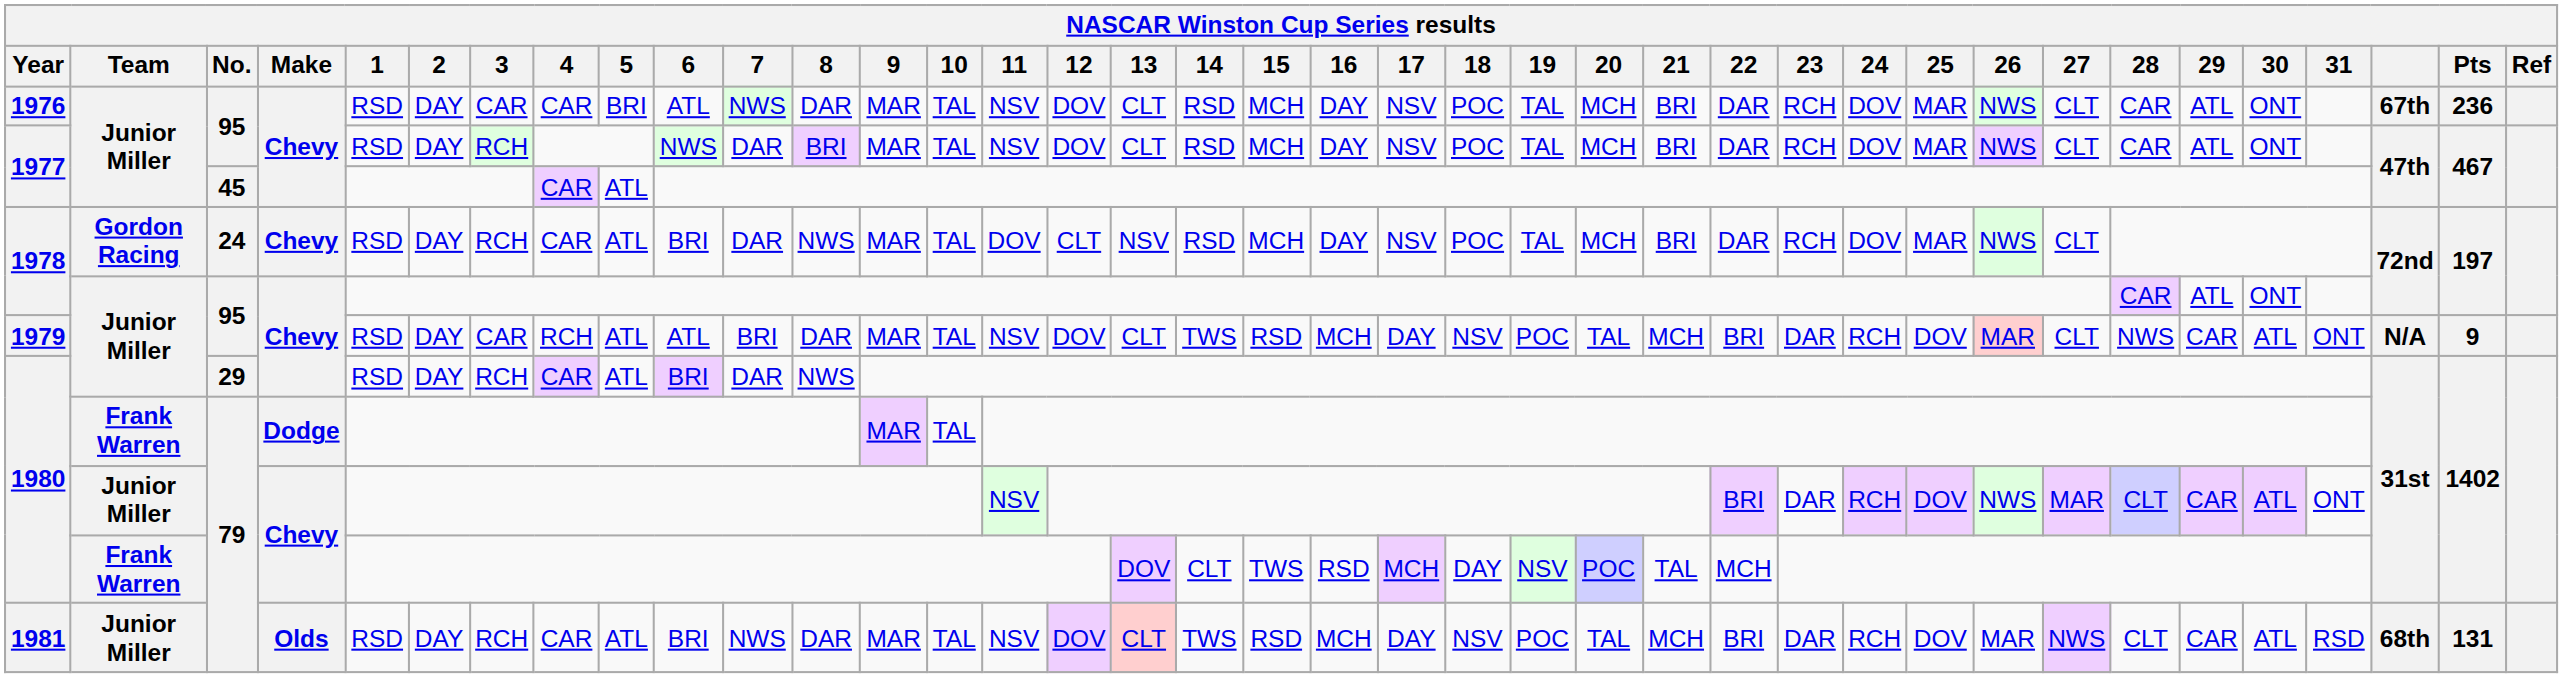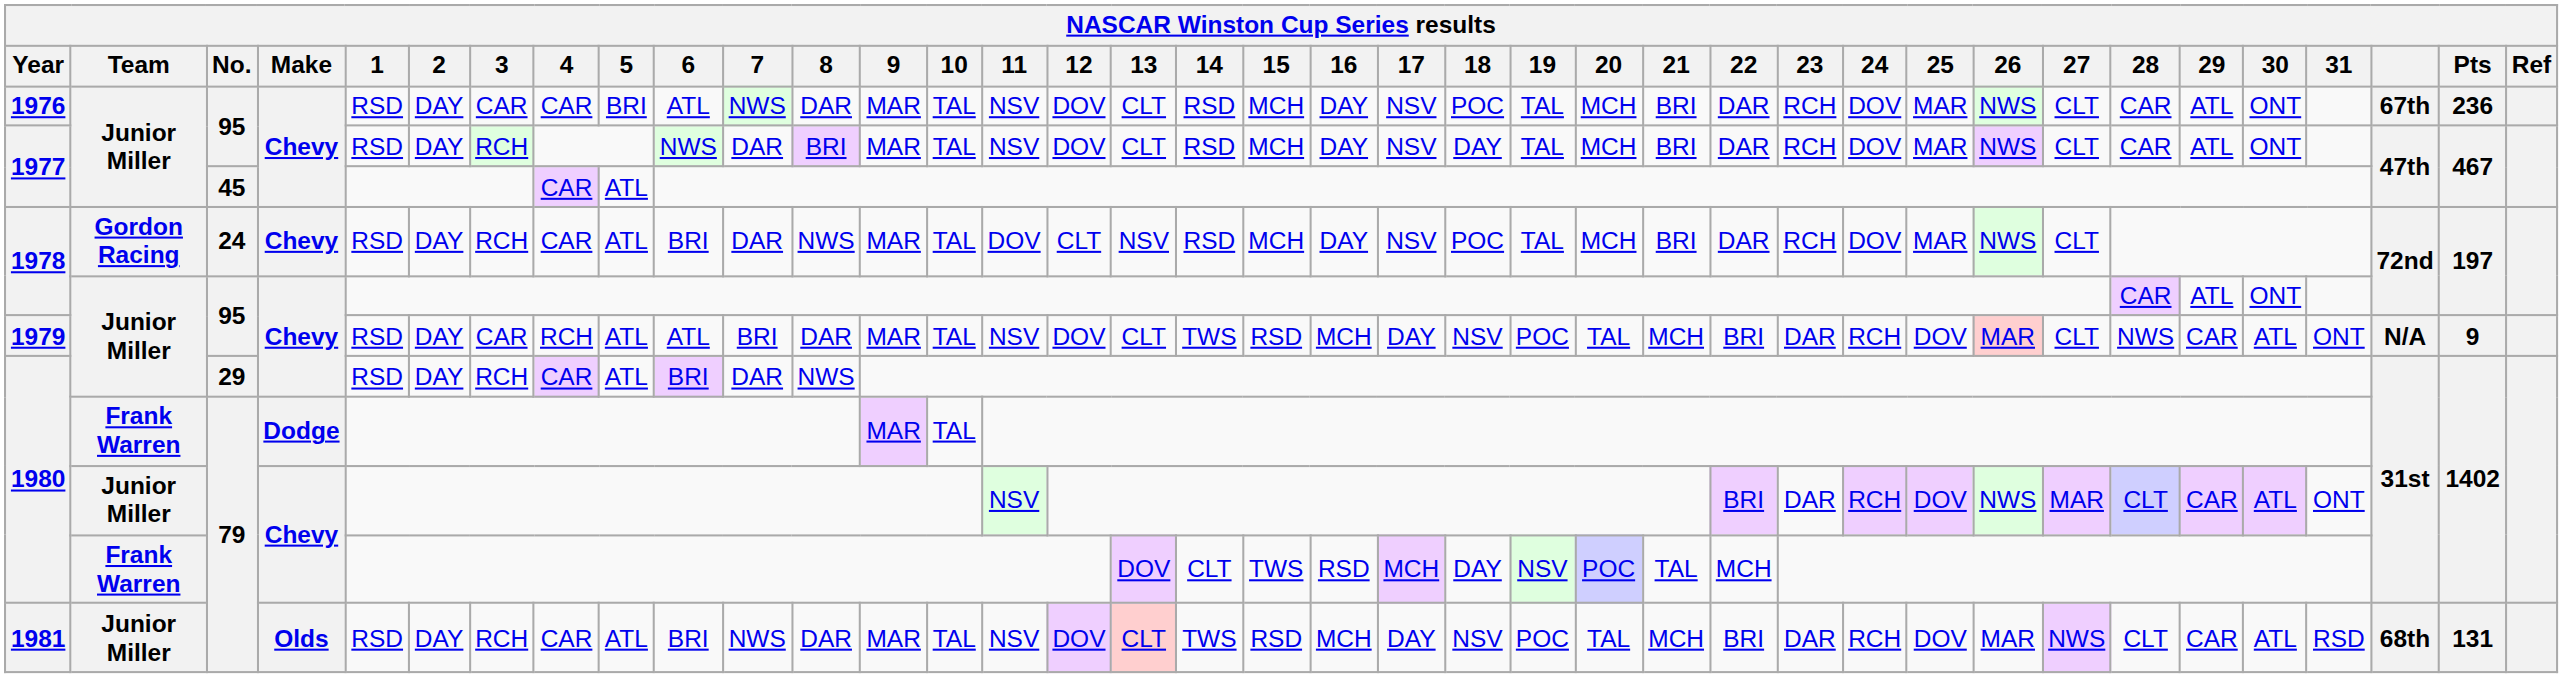(1478, 146) POC -> (1478, 146) DAY
